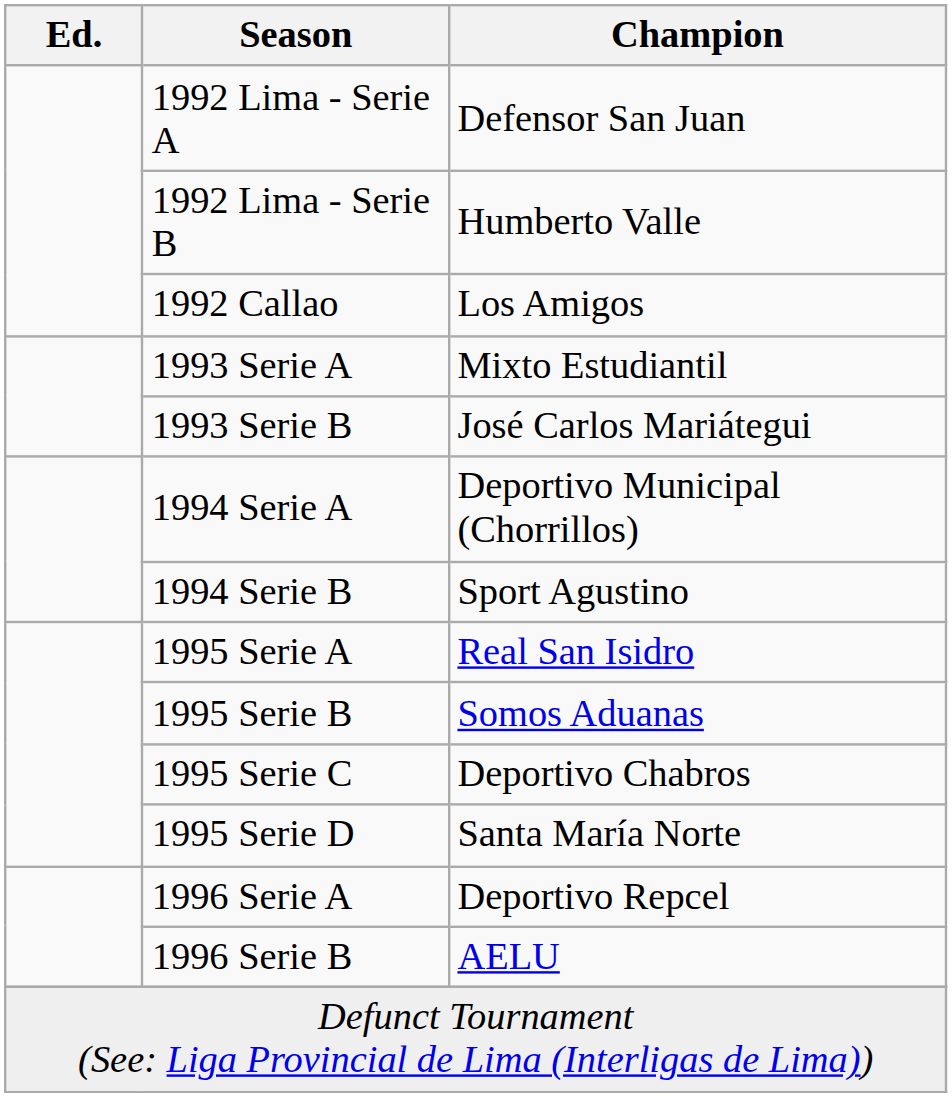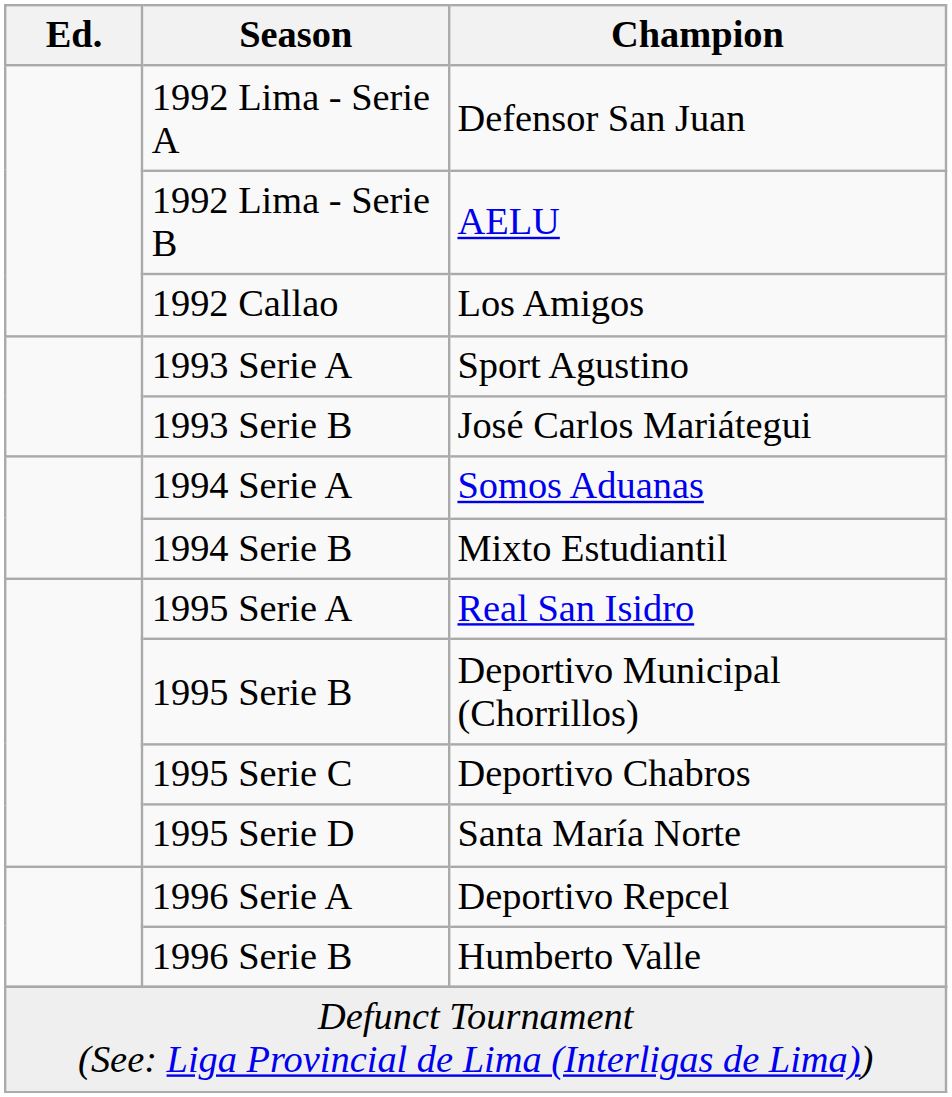(579, 221) Humberto Valle -> (509, 221) AELU
(592, 364) Mixto Estudiantil -> (573, 364) Sport Agustino
(619, 508) Deportivo Municipal (Chorrillos) -> (581, 486) Somos Aduanas
(573, 590) Sport Agustino -> (592, 547) Mixto Estudiantil
(581, 712) Somos Aduanas -> (619, 691) Deportivo Municipal (Chorrillos)
(509, 956) AELU -> (579, 956) Humberto Valle
